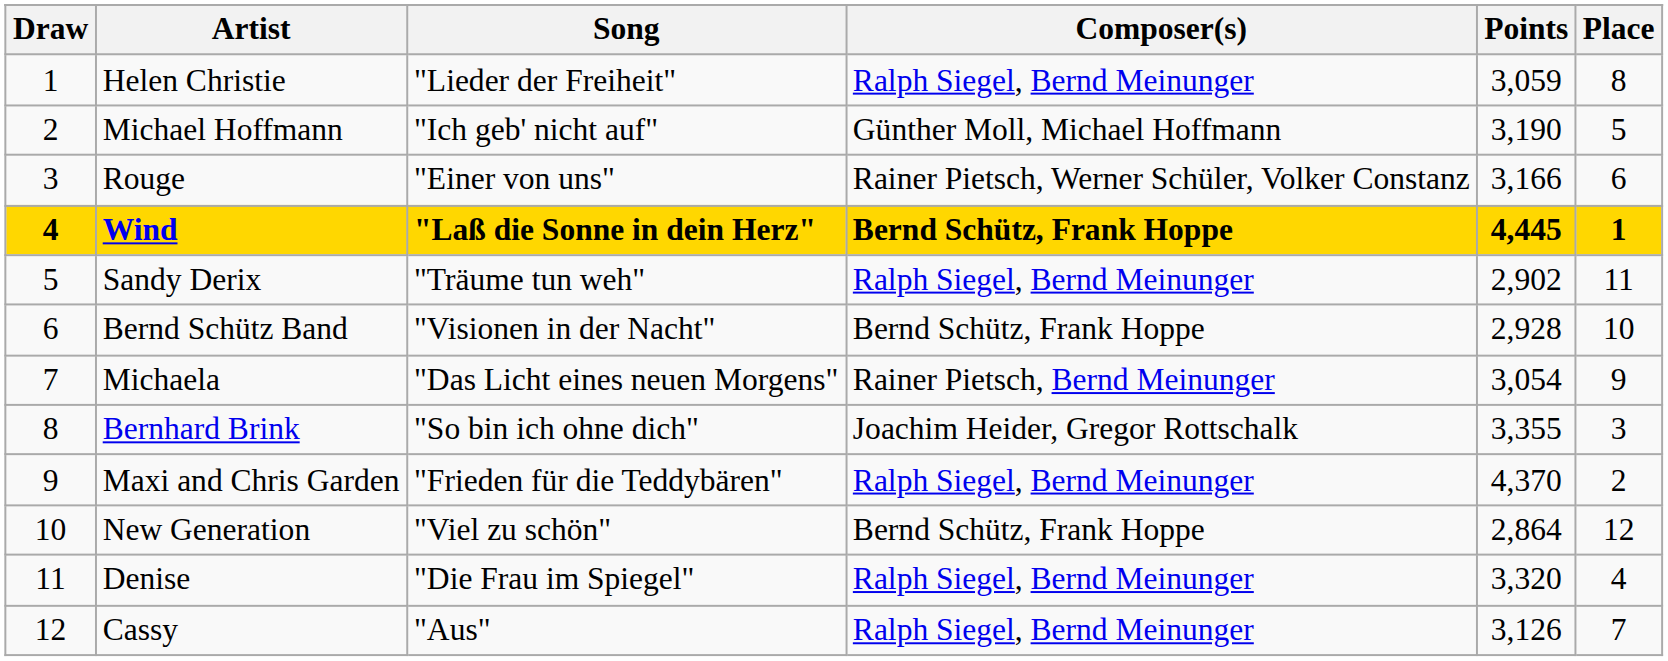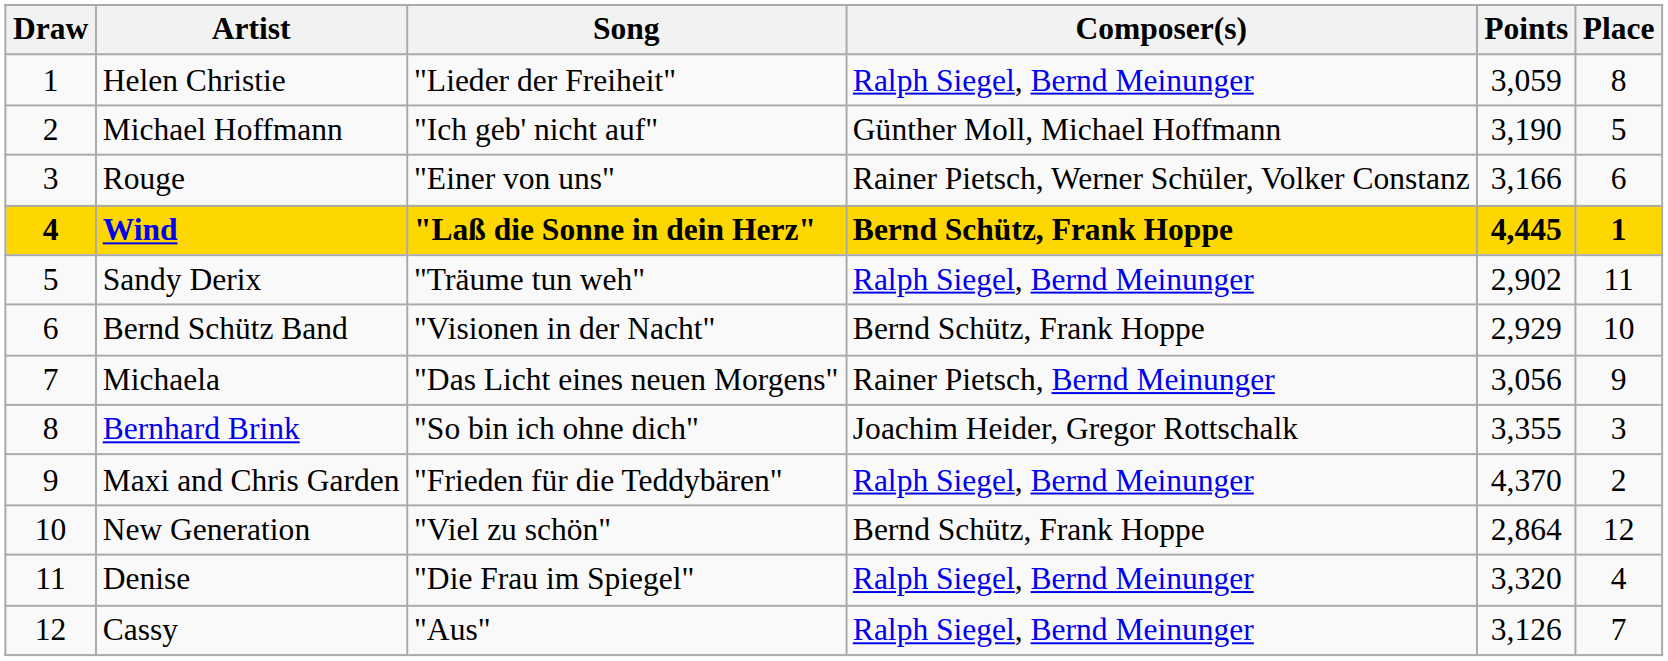(1526, 329) 2,928 -> (1526, 329) 2,929
(1526, 379) 3,054 -> (1526, 379) 3,056
